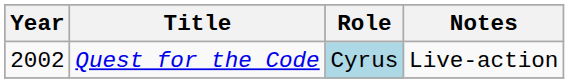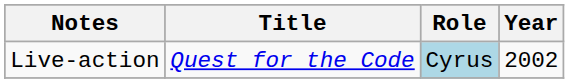columns swapped: (37, 23) <-> (484, 23)
